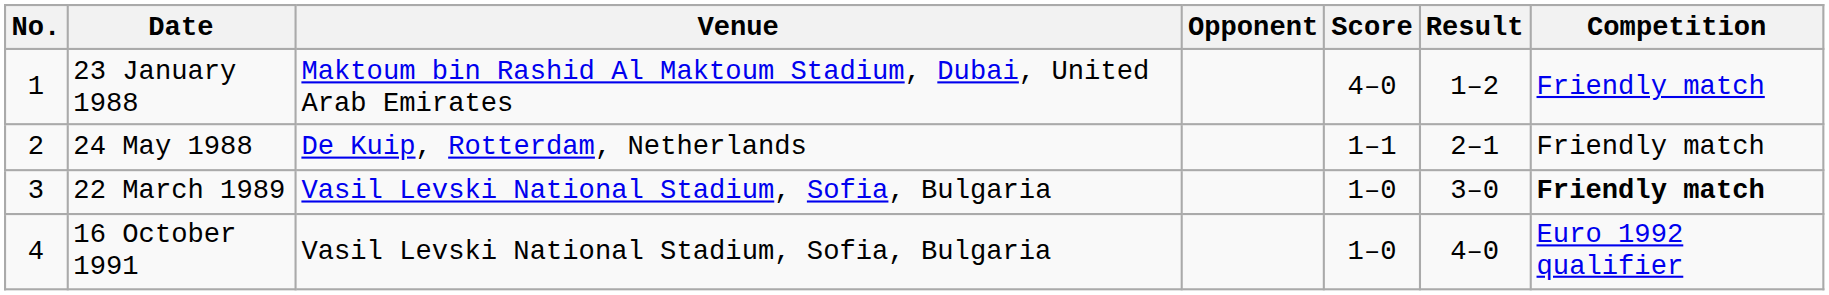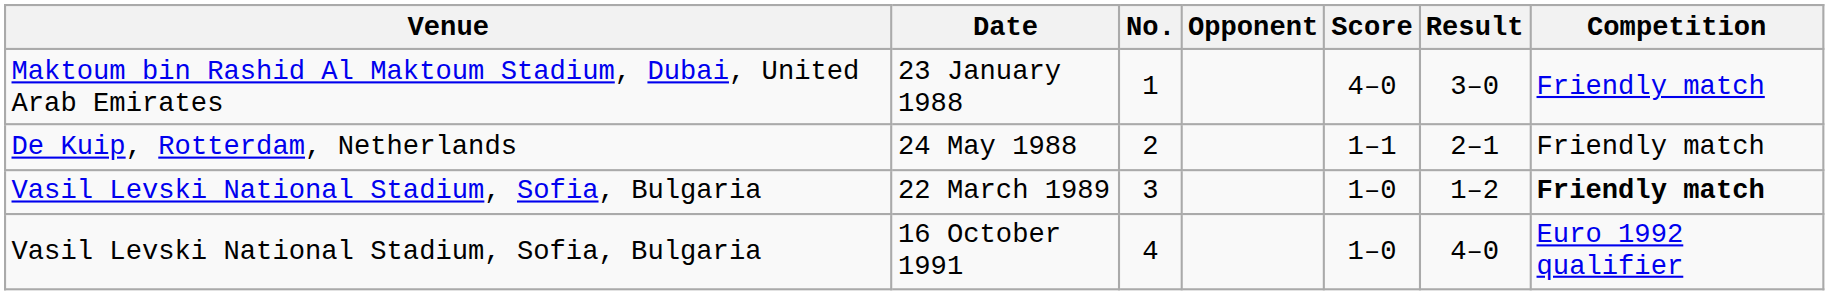columns swapped: (36, 27) <-> (738, 27)
(1475, 87) 1–2 -> (1475, 87) 3–0
(1475, 191) 3–0 -> (1475, 191) 1–2
